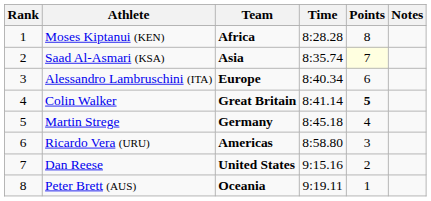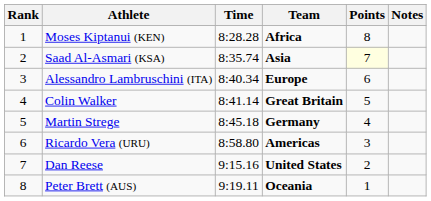columns swapped: (257, 15) <-> (323, 15)
(367, 100) bold -> (367, 100) normal
